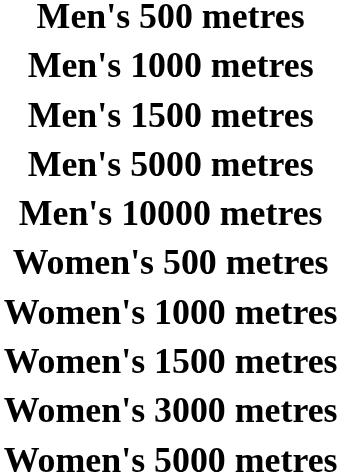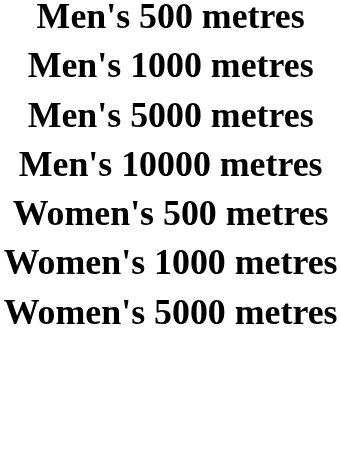- row: (171, 114)
- row: (171, 361)
- row: (171, 410)
